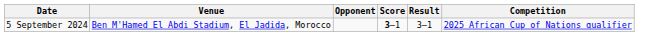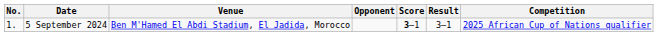+ column: (14, 11)
